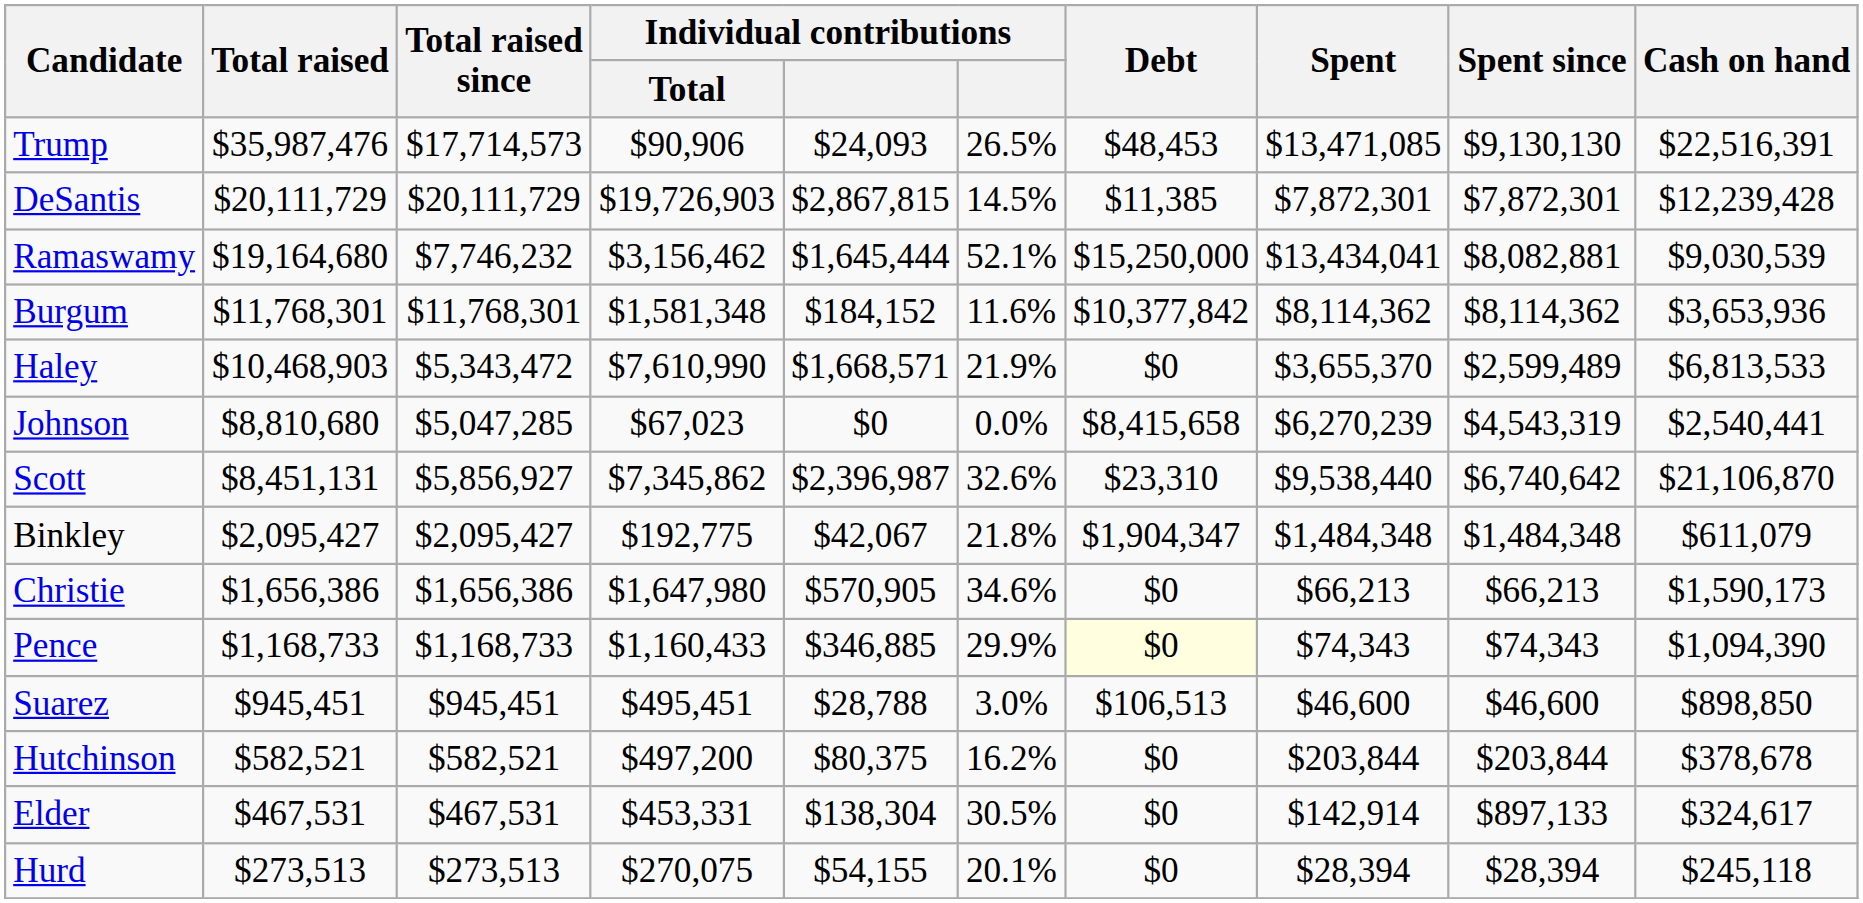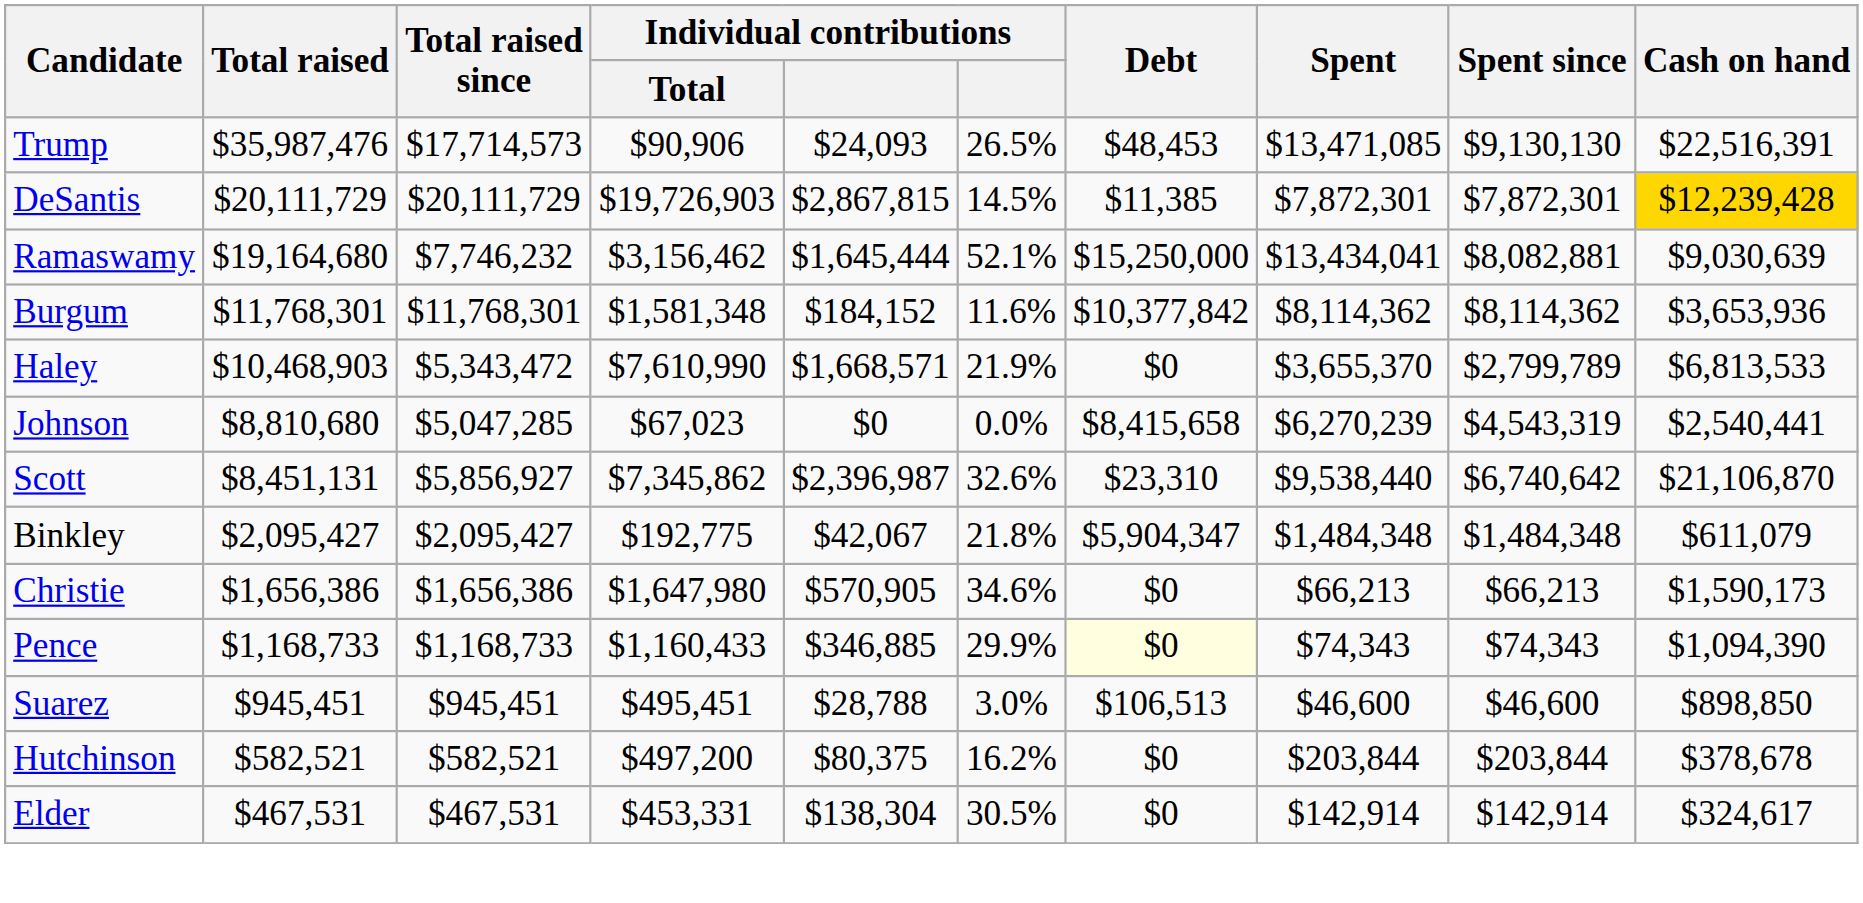(1747, 199) no background -> (1747, 199) gold background
(1747, 255) $9,030,539 -> (1747, 255) $9,030,639
(1542, 367) $2,599,489 -> (1542, 367) $2,799,789
(1161, 534) $1,904,347 -> (1161, 534) $5,904,347
(1542, 813) $897,133 -> (1542, 813) $142,914
- row: (49, 869)
